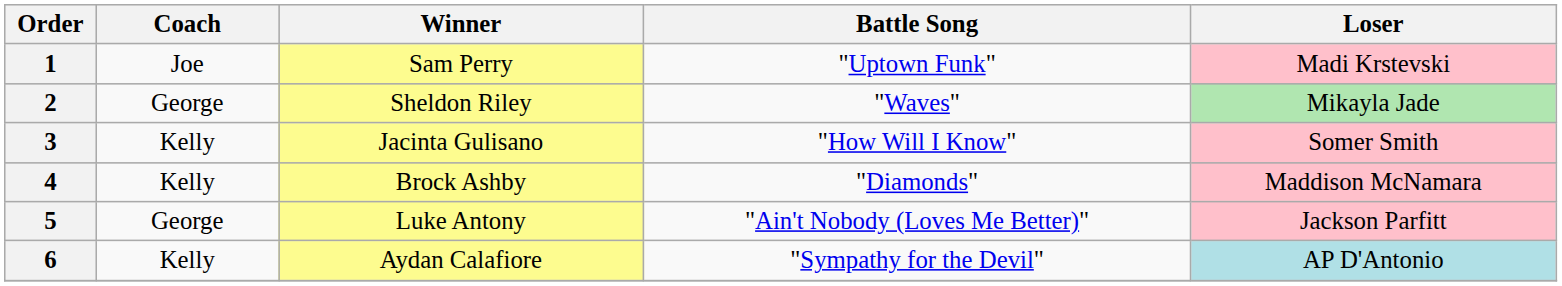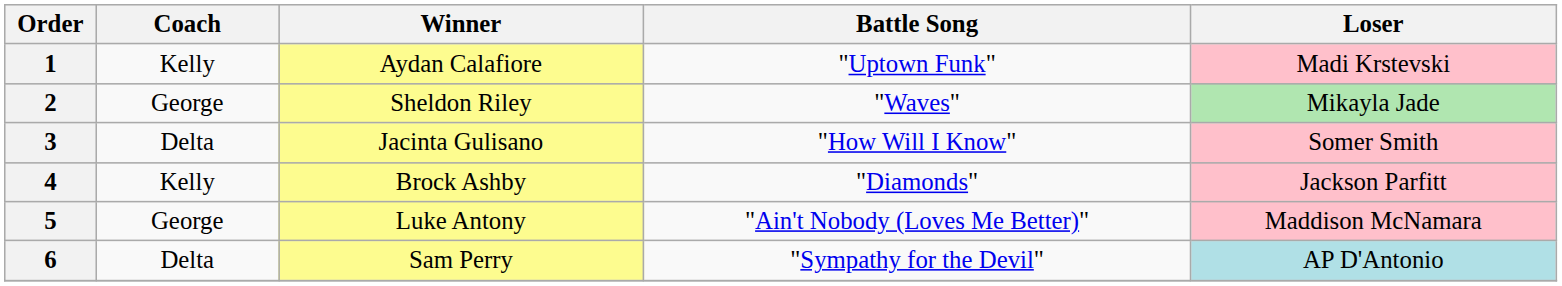(187, 63) Joe -> (187, 63) Kelly
(461, 63) Sam Perry -> (461, 63) Aydan Calafiore
(187, 142) Kelly -> (187, 142) Delta
(1373, 181) Maddison McNamara -> (1373, 181) Jackson Parfitt
(1373, 220) Jackson Parfitt -> (1373, 220) Maddison McNamara
(187, 260) Kelly -> (187, 260) Delta
(461, 260) Aydan Calafiore -> (461, 260) Sam Perry
